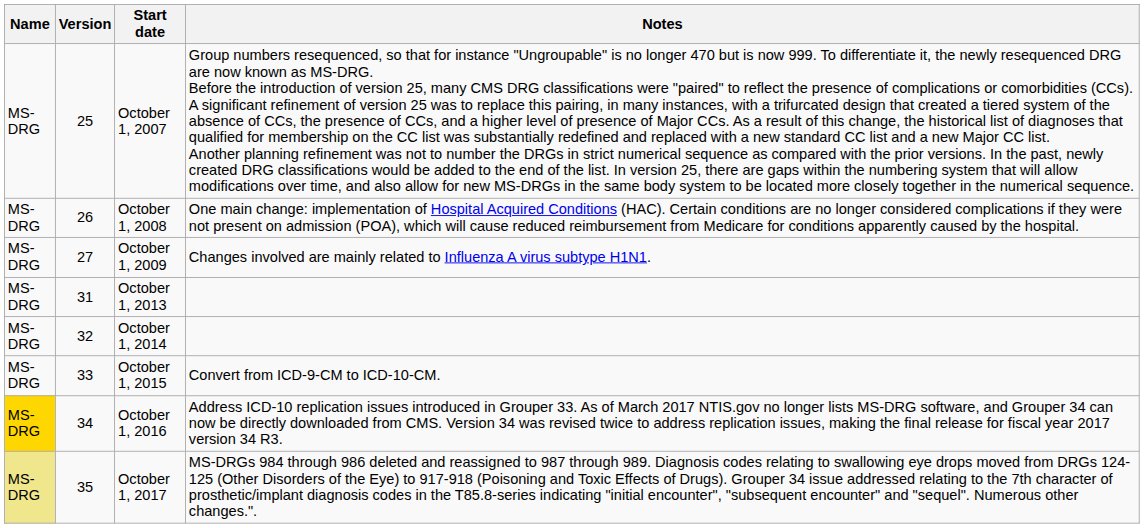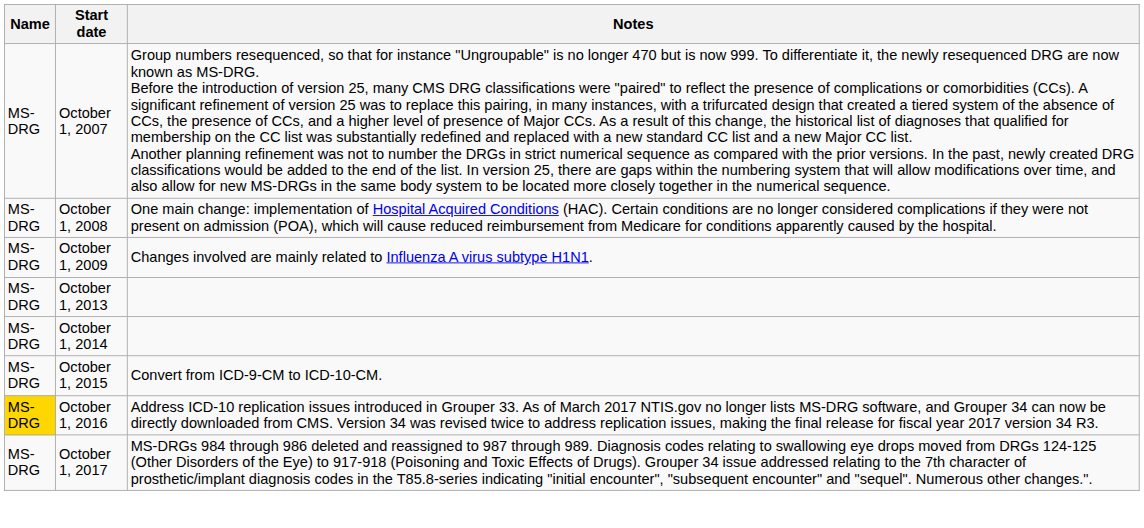- column: (85, 24)
(24, 487) khaki background -> (24, 462) no background
